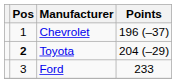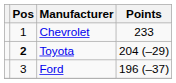(144, 32) 196 (–37) -> (144, 32) 233
(144, 69) 233 -> (144, 69) 196 (–37)
